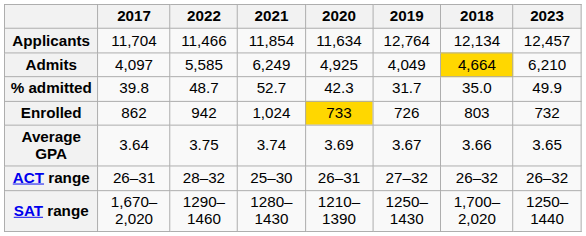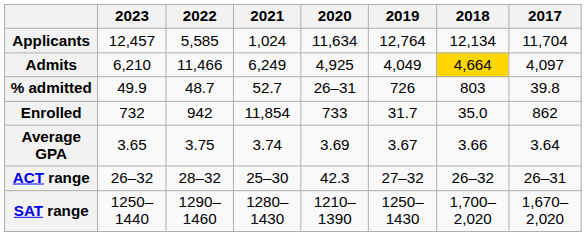columns swapped: (547, 16) <-> (134, 16)
(204, 40) 11,466 -> (200, 40) 5,585
(271, 40) 11,854 -> (267, 40) 1,024
(204, 64) 5,585 -> (200, 64) 11,466
(339, 88) 42.3 -> (335, 88) 26–31
(407, 88) 31.7 -> (403, 88) 726
(477, 88) 35.0 -> (473, 88) 803
(271, 112) 1,024 -> (267, 112) 11,854
(339, 112) gold background -> (335, 112) no background
(407, 112) 726 -> (403, 112) 31.7
(477, 112) 803 -> (473, 112) 35.0
(339, 178) 26–31 -> (335, 178) 42.3
